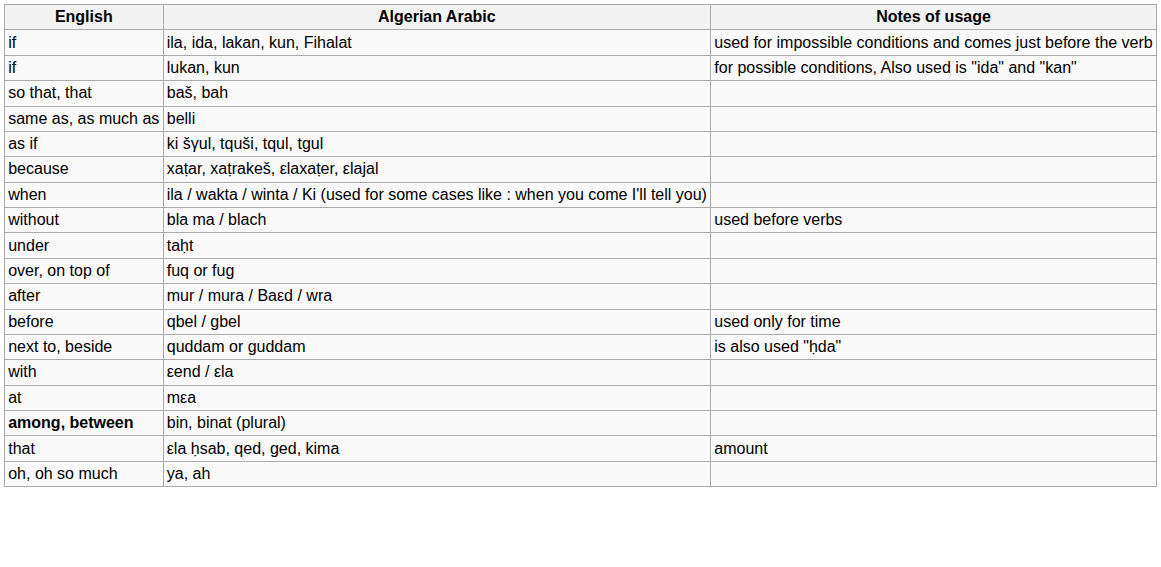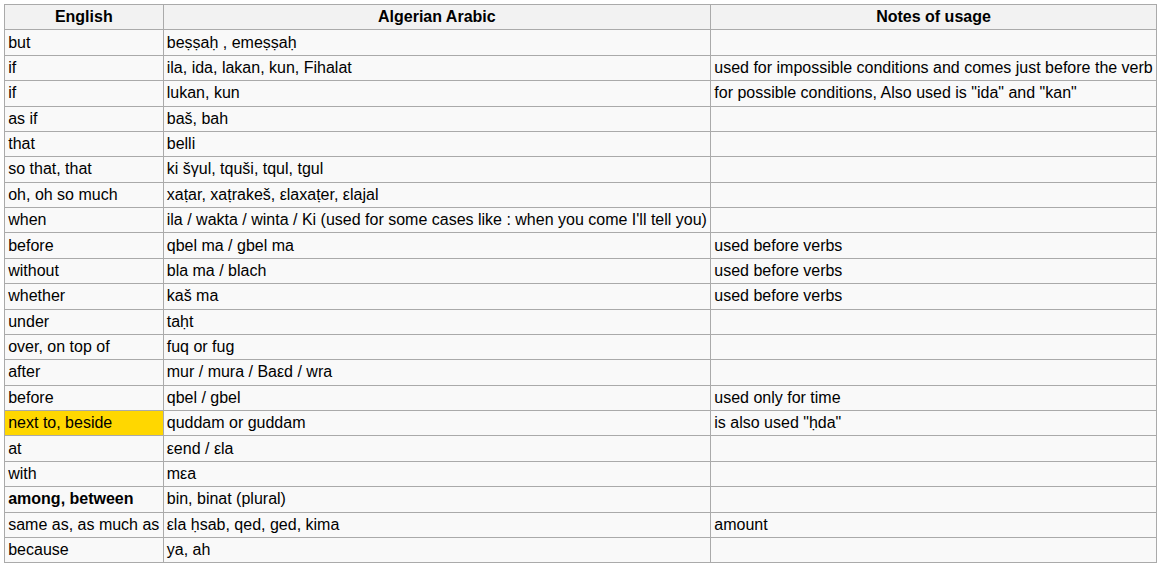+ row: (232, 42)
(50, 93) so that, that -> (23, 118) as if
(84, 118) same as, as much as -> (22, 144) that
(23, 144) as if -> (50, 169) so that, that
(38, 169) because -> (63, 194) oh, oh so much
+ row: (230, 245)
+ row: (193, 296)
(60, 347) no background -> (60, 423) gold background
(22, 372) with -> (15, 448) at
(15, 397) at -> (22, 473) with
(22, 448) that -> (84, 524) same as, as much as
(63, 473) oh, oh so much -> (38, 550) because
